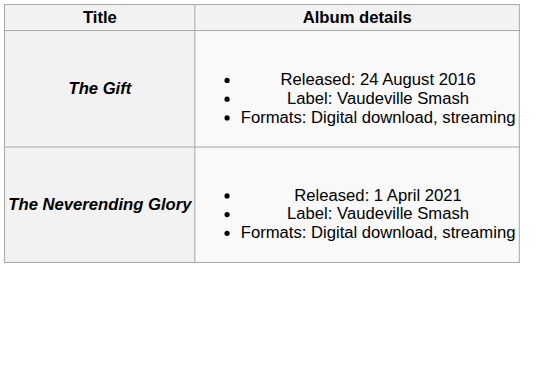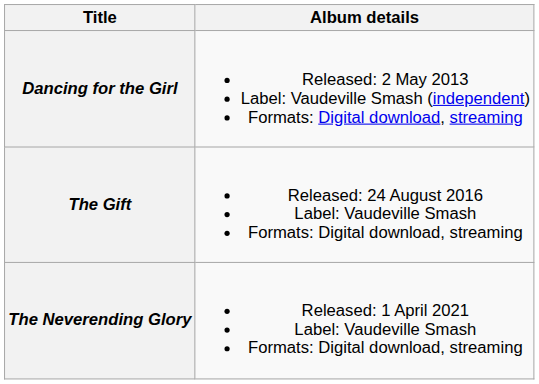+ row: (100, 88)
